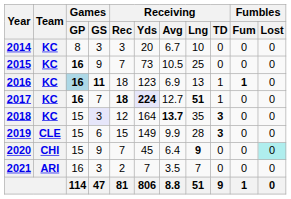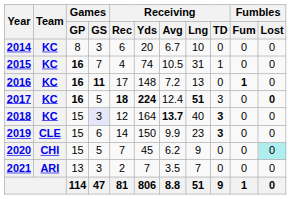(122, 47) 3 -> (122, 47) 6
(99, 64) 9 -> (99, 64) 7
(122, 64) 7 -> (122, 64) 4
(147, 64) 73 -> (147, 64) 74
(198, 64) 25 -> (198, 64) 31
(220, 64) 0 -> (220, 64) 1
(77, 82) lightblue background -> (77, 82) no background
(122, 82) 18 -> (122, 82) 17
(147, 82) 123 -> (147, 82) 148
(173, 82) 6.9 -> (173, 82) 7.2
(220, 82) 1 -> (220, 82) 0
(99, 99) 7 -> (99, 99) 5
(147, 99) lavender background -> (147, 99) no background
(173, 99) 12.7 -> (173, 99) 12.4
(220, 99) 1 -> (220, 99) 3
(272, 99) normal -> (272, 99) bold
(198, 116) 35 -> (198, 116) 40
(122, 133) 15 -> (122, 133) 14
(147, 133) 149 -> (147, 133) 150
(198, 133) 28 -> (198, 133) 23
(99, 151) 9 -> (99, 151) 5
(173, 151) 6.4 -> (173, 151) 6.2
(198, 151) bold -> (198, 151) normal
(77, 168) 16 -> (77, 168) 13
